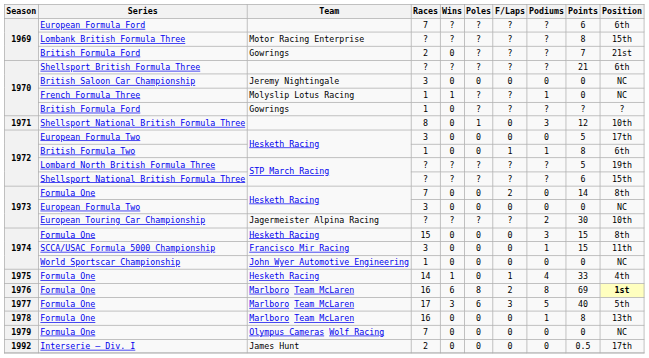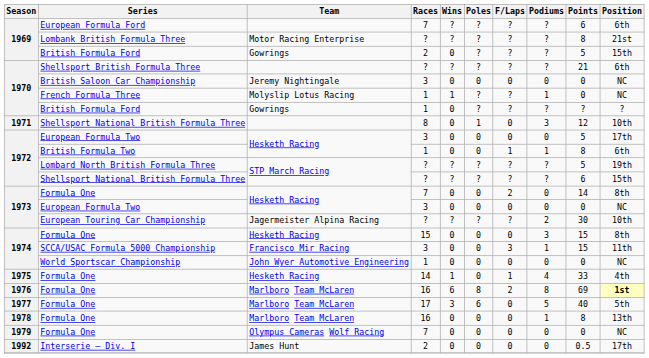(622, 39) 15th -> (622, 39) 21st
(583, 53) 7 -> (583, 53) 5
(622, 53) 21st -> (622, 53) 15th
(510, 248) 0 -> (510, 248) 3
(510, 304) 3 -> (510, 304) 0
